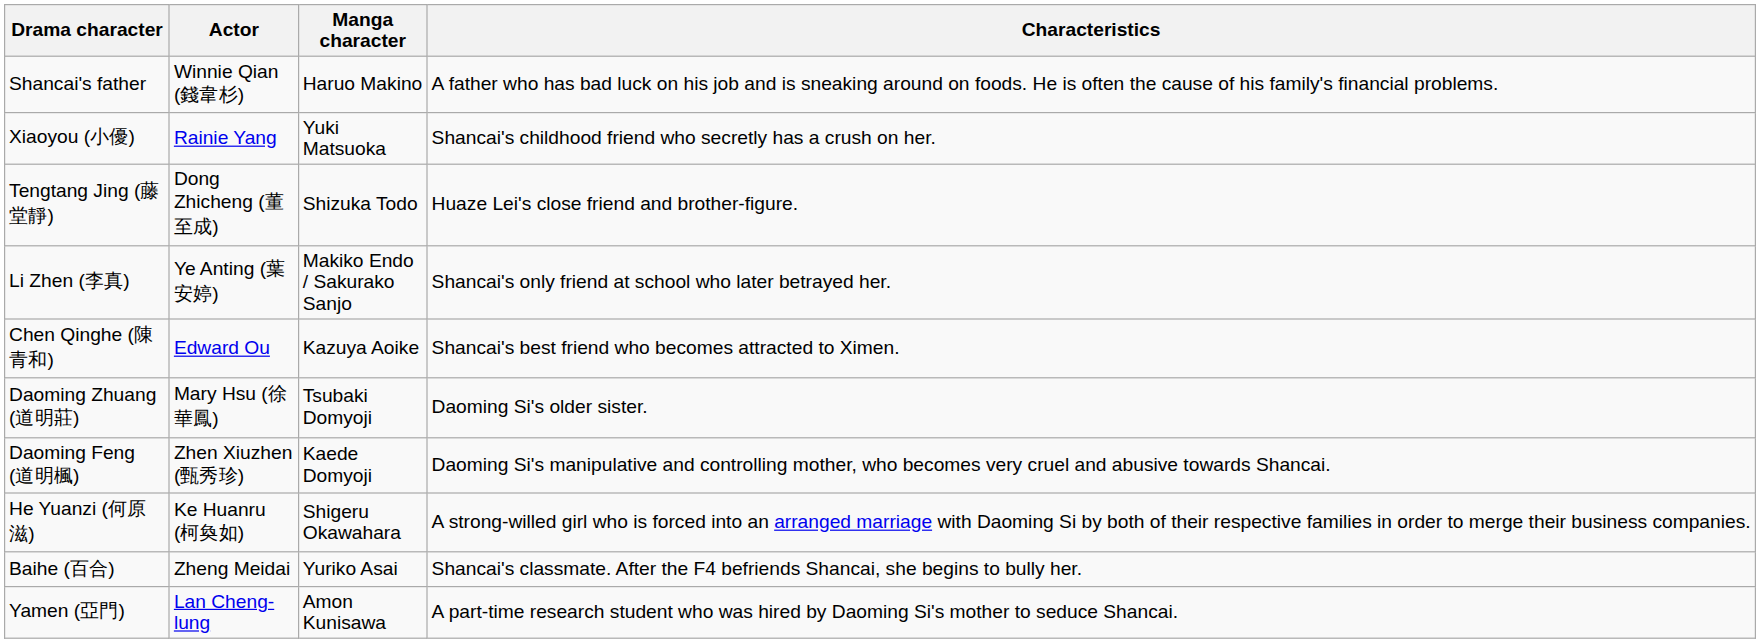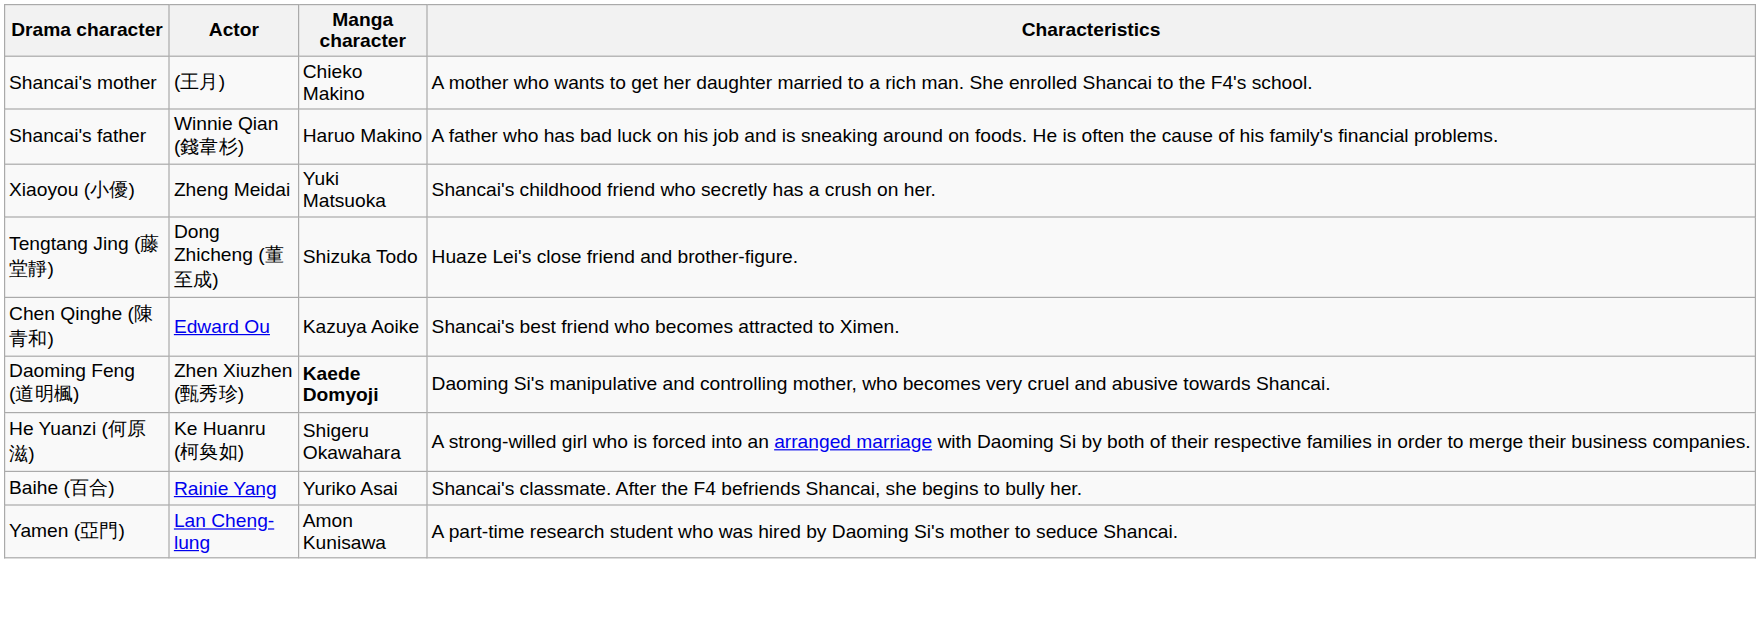+ row: (83, 82)
(225, 138) Rainie Yang -> (232, 190) Zheng Meidai
- row: (69, 281)
- row: (83, 406)
(337, 465) normal -> (341, 384) bold
(232, 569) Zheng Meidai -> (225, 488) Rainie Yang
